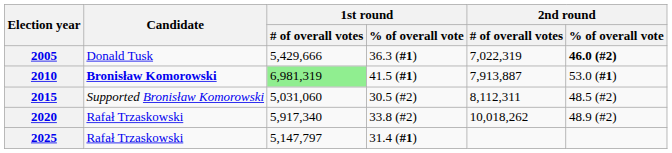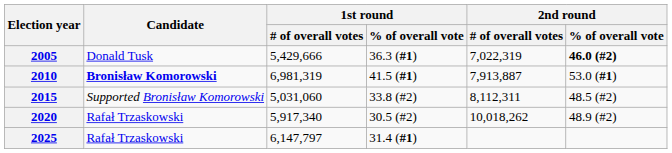(296, 76) lightgreen background -> (296, 76) no background
(393, 96) 30.5 (#2) -> (393, 96) 33.8 (#2)
(393, 117) 33.8 (#2) -> (393, 117) 30.5 (#2)
(296, 138) 5,147,797 -> (296, 138) 6,147,797
